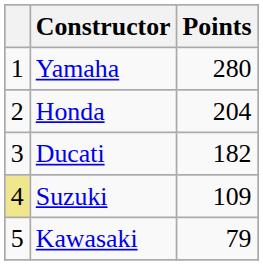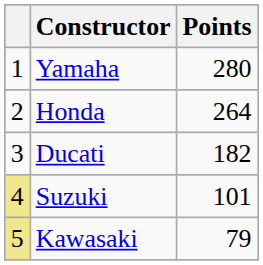(232, 111) 204 -> (232, 111) 264
(232, 196) 109 -> (232, 196) 101
(17, 239) no background -> (17, 239) khaki background
